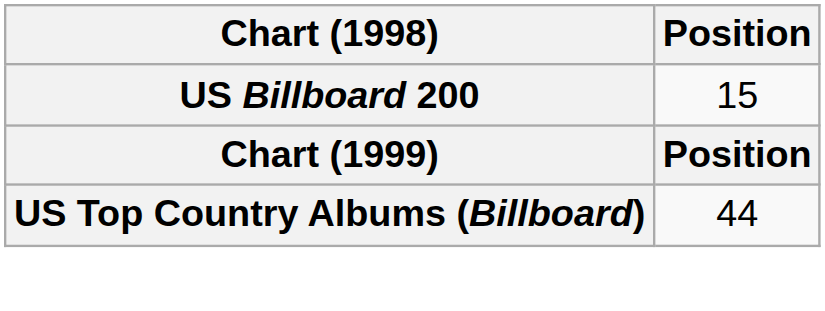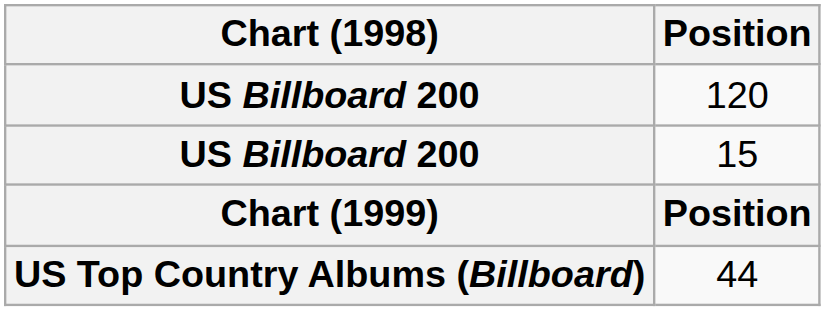+ row: (737, 94)
